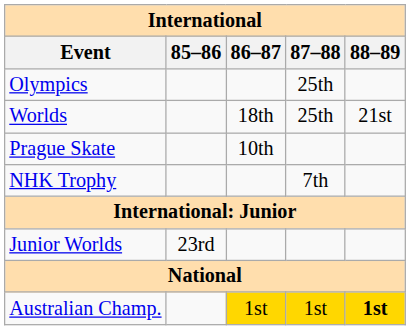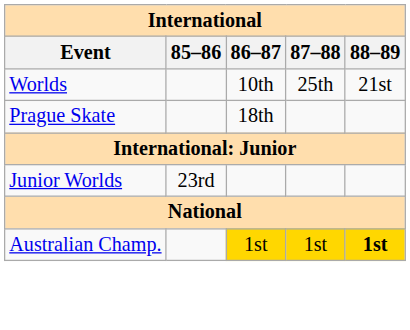- row: (48, 84)
(256, 116) 18th -> (256, 84) 10th
(256, 148) 10th -> (256, 116) 18th
- row: (63, 180)
